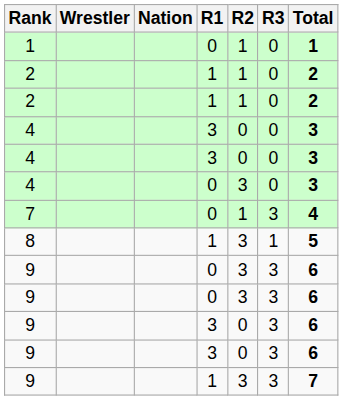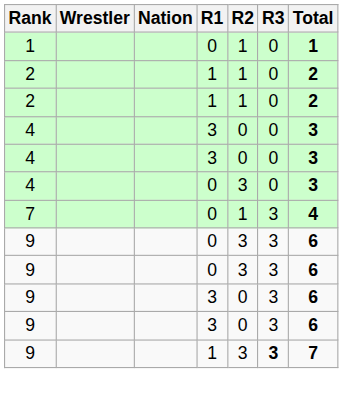- row: (30, 241)
(273, 381) normal -> (273, 353) bold
